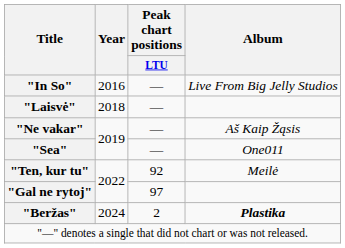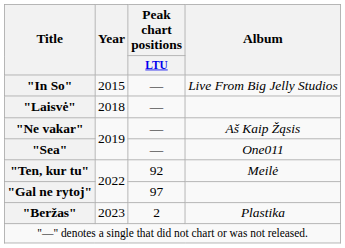(112, 85) 2016 -> (112, 85) 2015
(112, 213) 2024 -> (112, 213) 2023
(263, 213) bold -> (263, 213) normal
